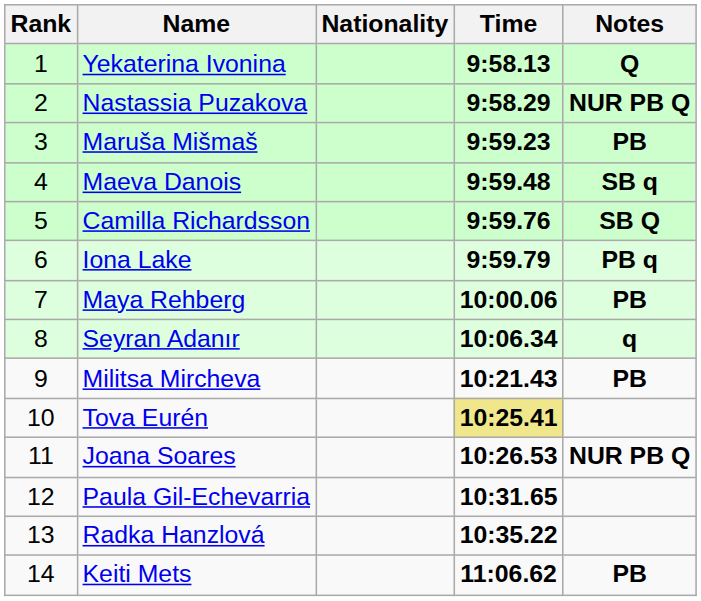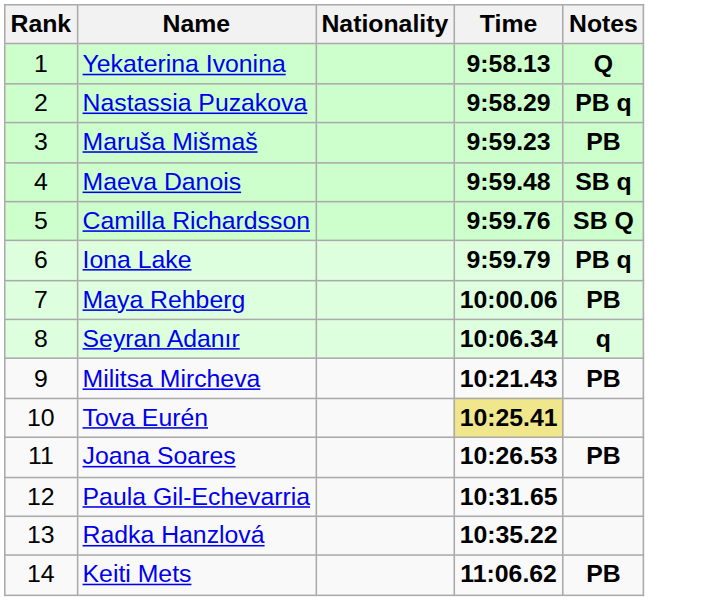(630, 102) NUR PB Q -> (603, 102) PB q
(630, 456) NUR PB Q -> (603, 456) PB
